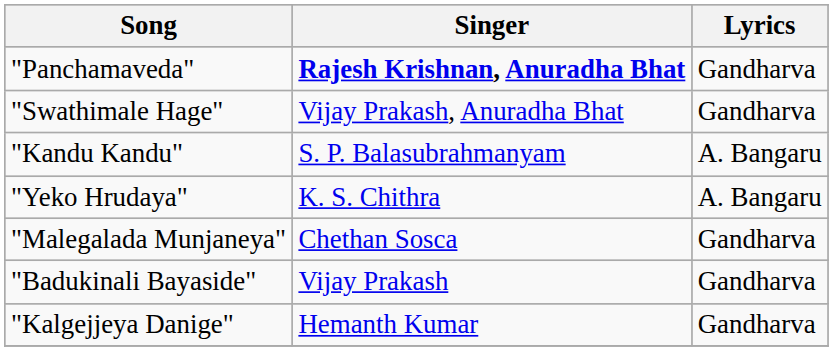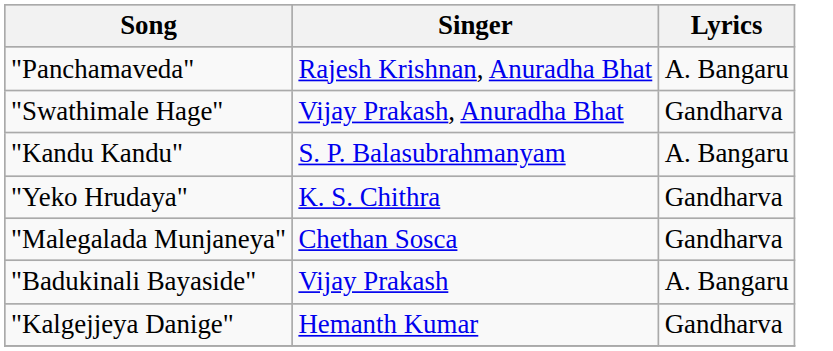(492, 68) bold -> (475, 68) normal
(757, 68) Gandharva -> (727, 68) A. Bangaru
(760, 196) A. Bangaru -> (724, 196) Gandharva
(757, 281) Gandharva -> (727, 281) A. Bangaru
